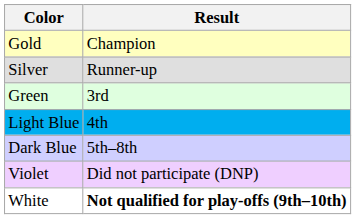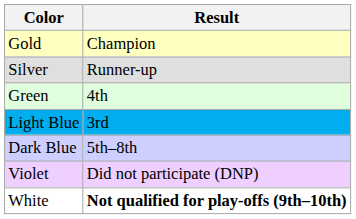(98, 95) 3rd -> (97, 95) 4th
(97, 122) 4th -> (98, 122) 3rd
